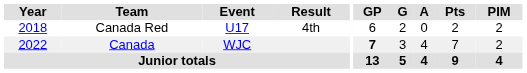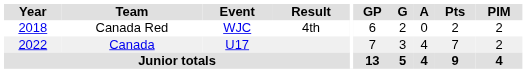(237, 28) U17 -> (237, 28) WJC
(237, 44) WJC -> (237, 44) U17
(372, 44) bold -> (372, 44) normal
